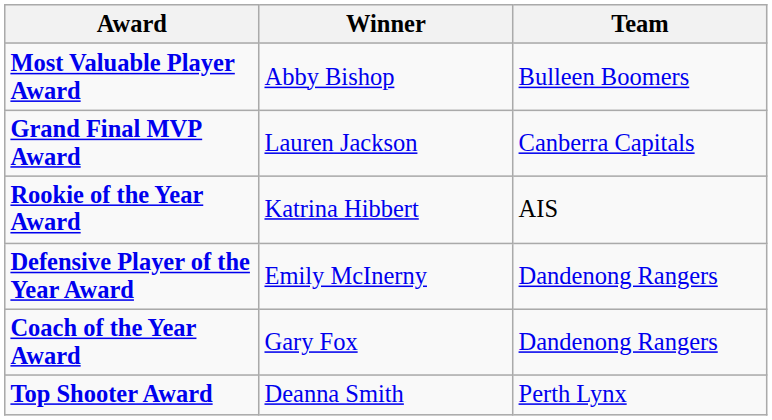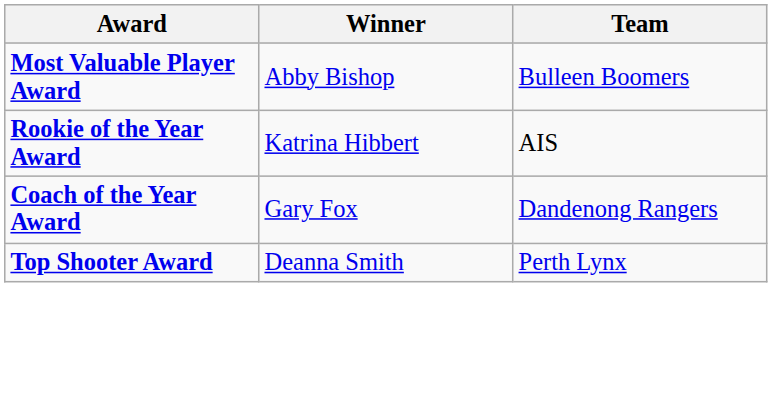- row: (106, 142)
- row: (130, 275)
